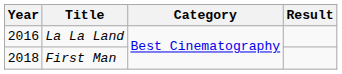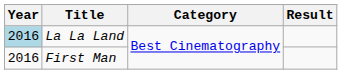(23, 37) no background -> (23, 37) lightblue background
(23, 58) 2018 -> (23, 58) 2016
